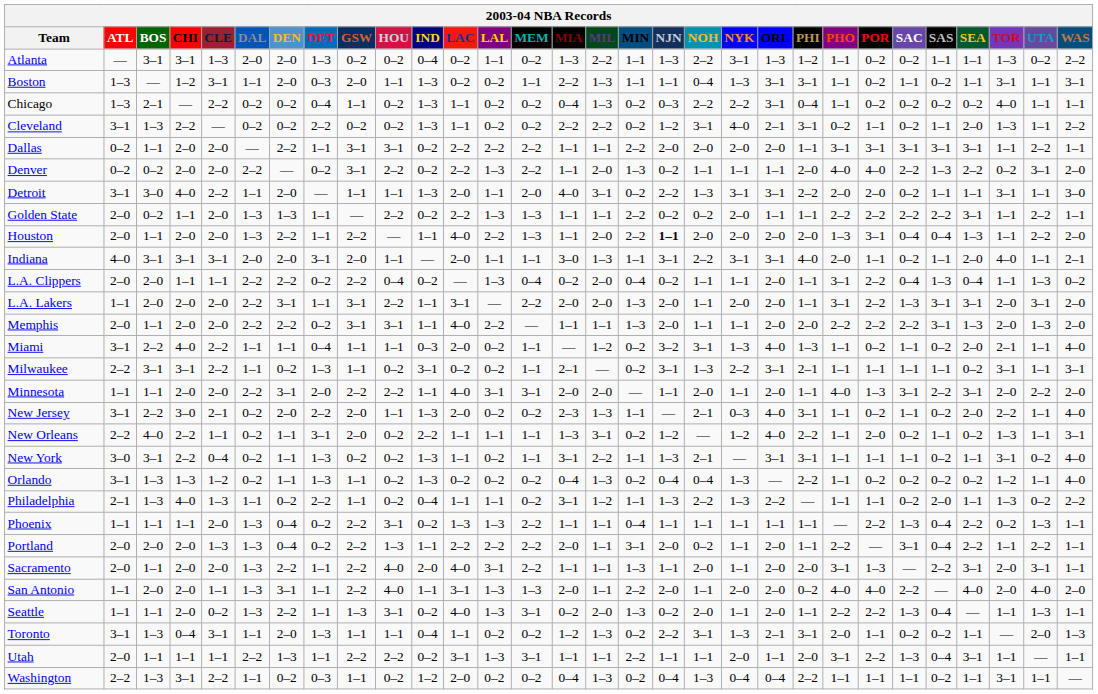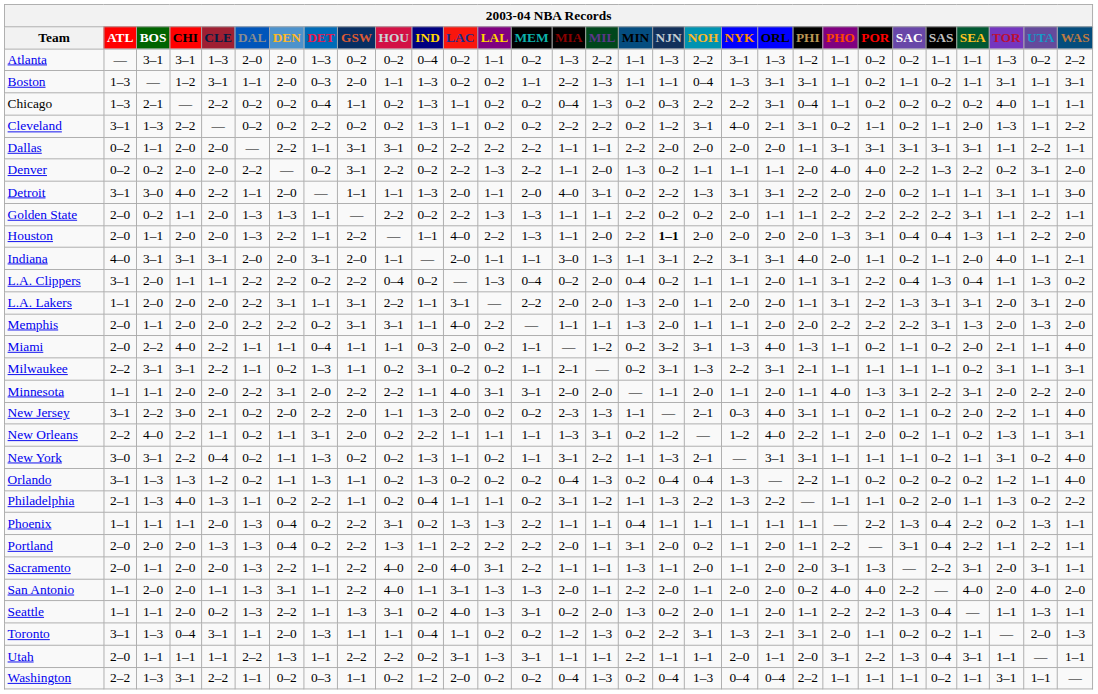(120, 280) 2–0 -> (120, 280) 3–1
(120, 347) 3–1 -> (120, 347) 2–0
